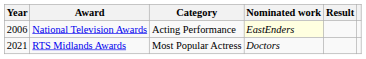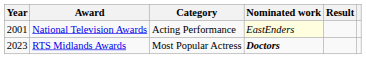(17, 29) 2006 -> (17, 29) 2001
(17, 45) 2021 -> (17, 45) 2023
(263, 45) normal -> (263, 45) bold
